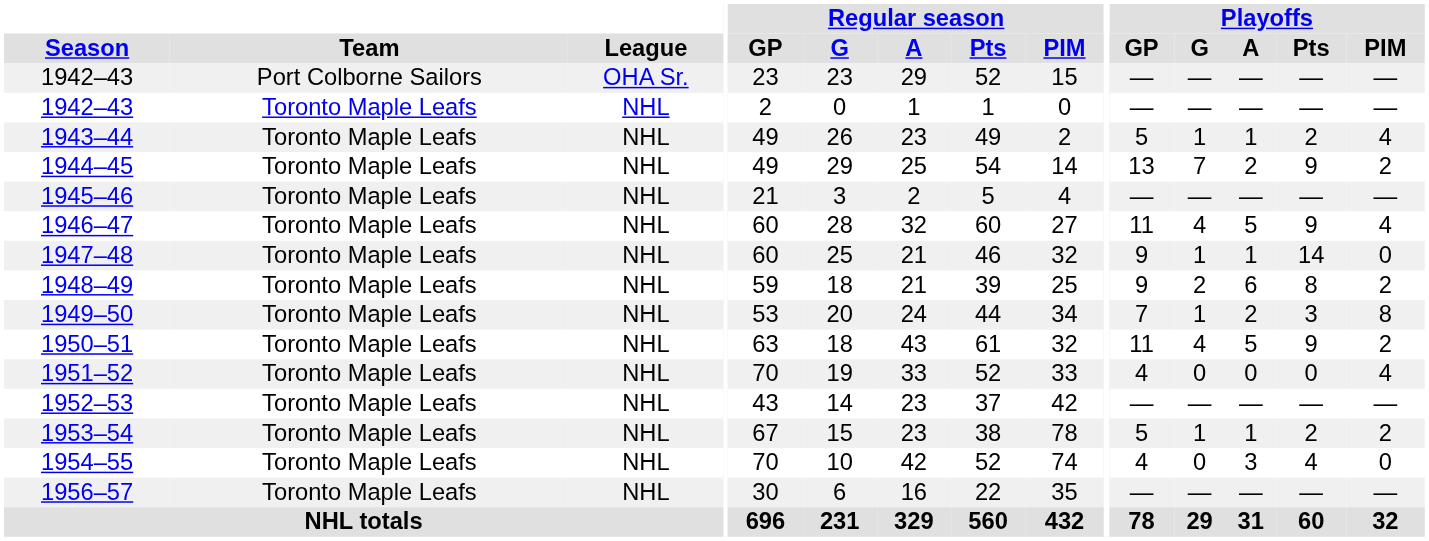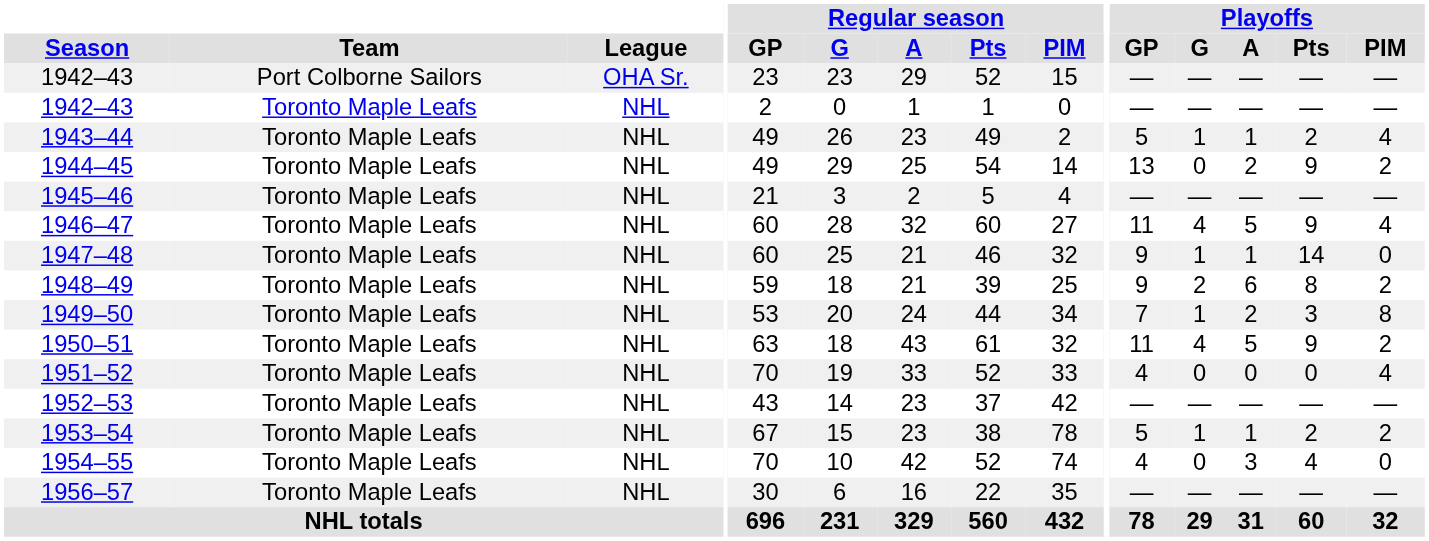(1200, 166) 7 -> (1200, 166) 0
